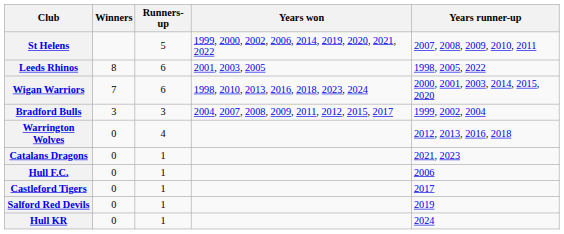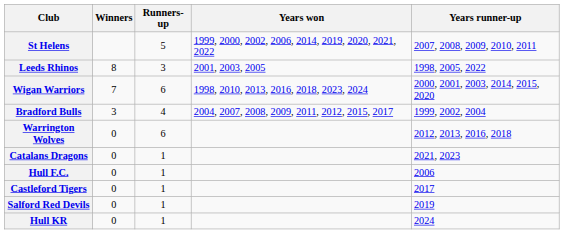(163, 68) 6 -> (163, 68) 3
(163, 112) 3 -> (163, 112) 4
(163, 134) 4 -> (163, 134) 6
